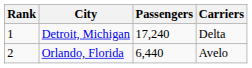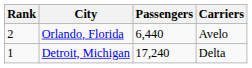rows swapped: (86, 33) <-> (83, 53)
